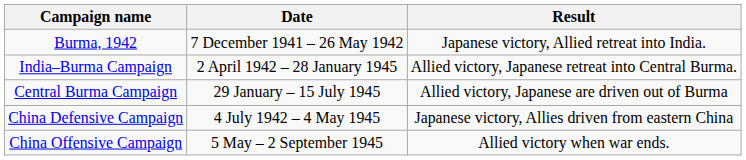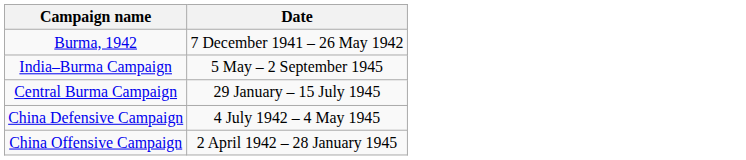- column: (574, 17)
(297, 67) 2 April 1942 – 28 January 1945 -> (297, 67) 5 May – 2 September 1945
(297, 142) 5 May – 2 September 1945 -> (297, 142) 2 April 1942 – 28 January 1945
